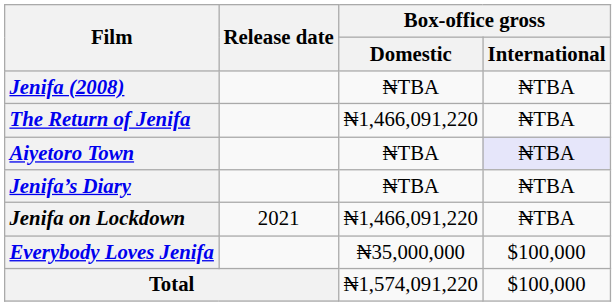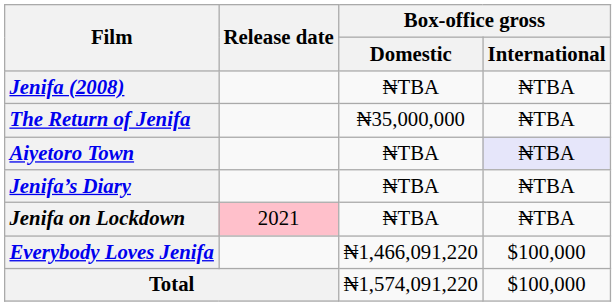(411, 119) ₦1,466,091,220 -> (411, 119) ₦35,000,000
(279, 218) no background -> (279, 218) pink background
(411, 218) ₦1,466,091,220 -> (411, 218) ₦TBA
(411, 251) ₦35,000,000 -> (411, 251) ₦1,466,091,220
